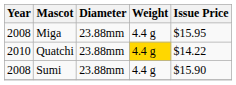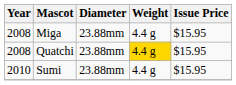(19, 51) 2010 -> (19, 51) 2008
(190, 51) $14.22 -> (190, 51) $15.95
(19, 70) 2008 -> (19, 70) 2010
(190, 70) $15.90 -> (190, 70) $15.95
